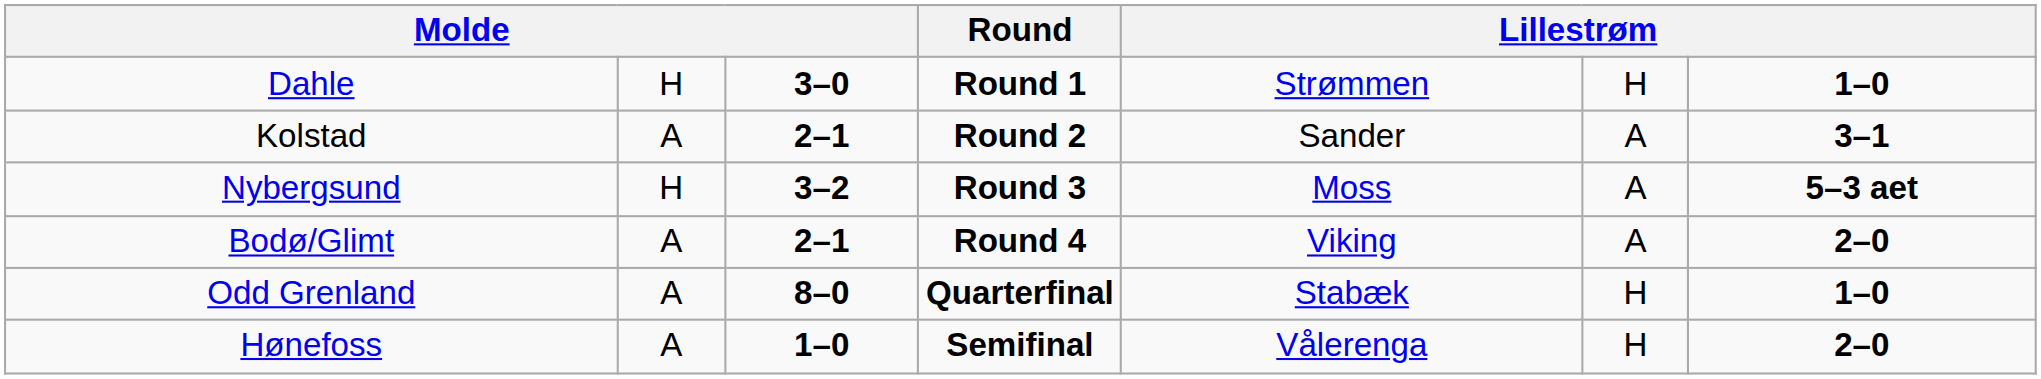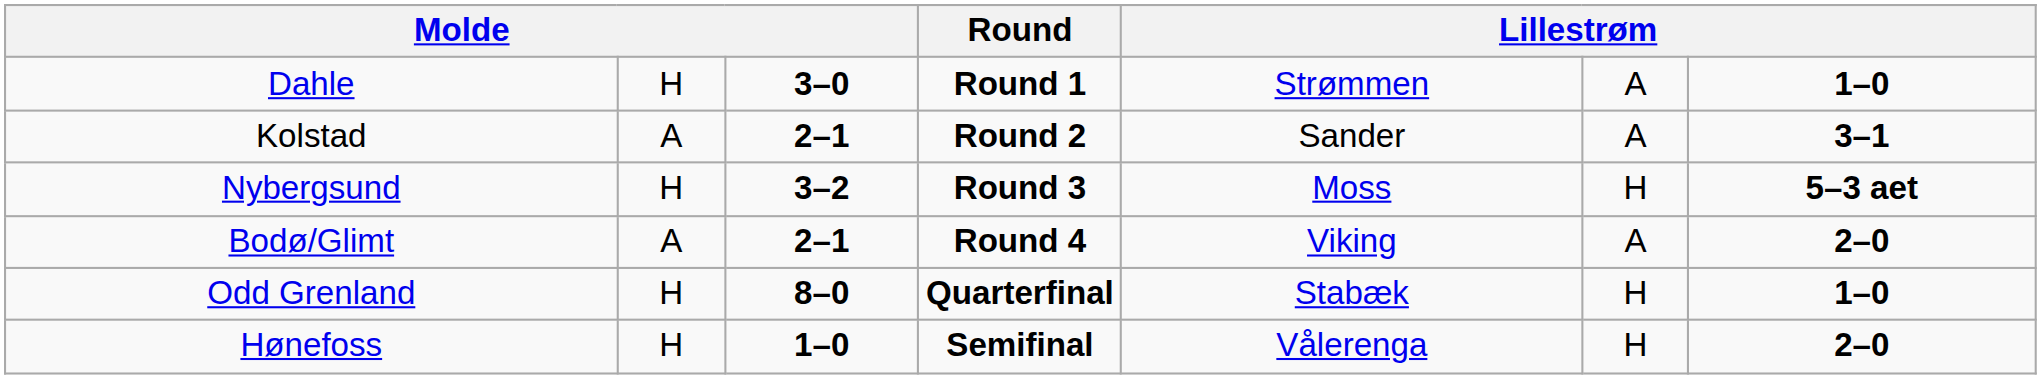(1635, 83) H -> (1635, 83) A
(1635, 188) A -> (1635, 188) H
(671, 293) A -> (671, 293) H
(671, 345) A -> (671, 345) H
